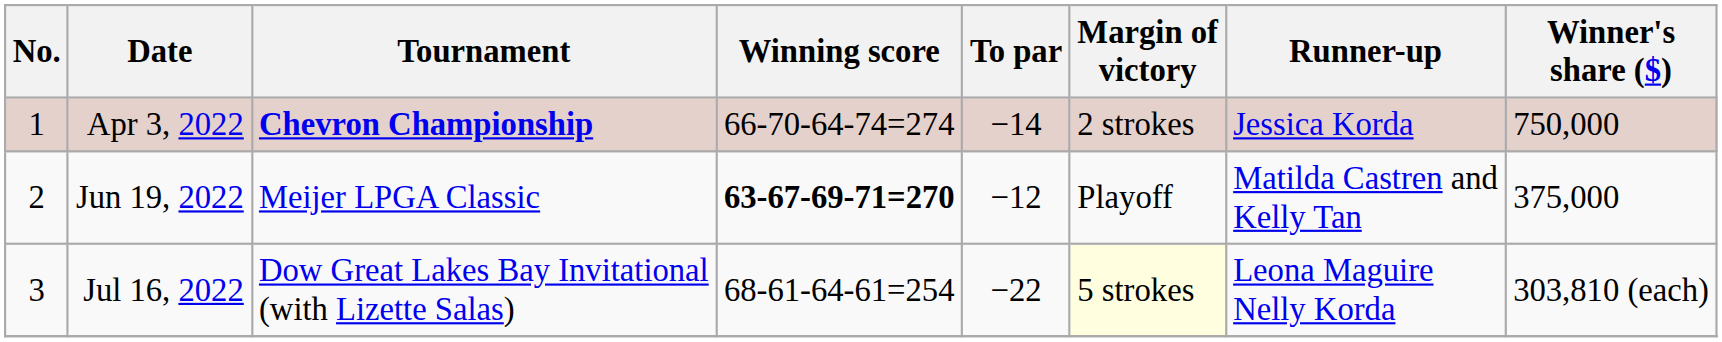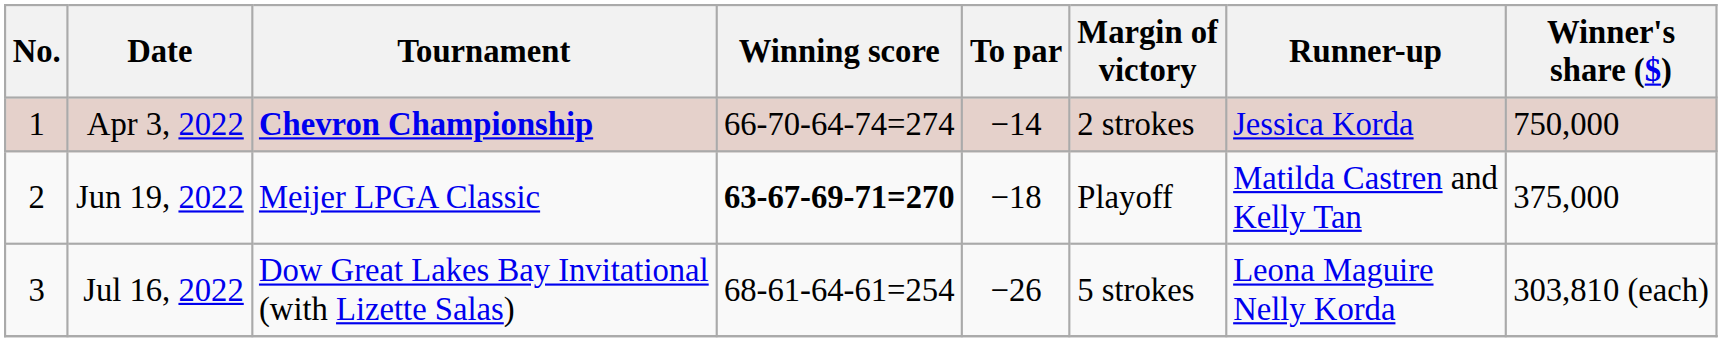(1016, 197) −12 -> (1016, 197) −18
(1016, 290) −22 -> (1016, 290) −26
(1136, 290) lightyellow background -> (1136, 290) no background
